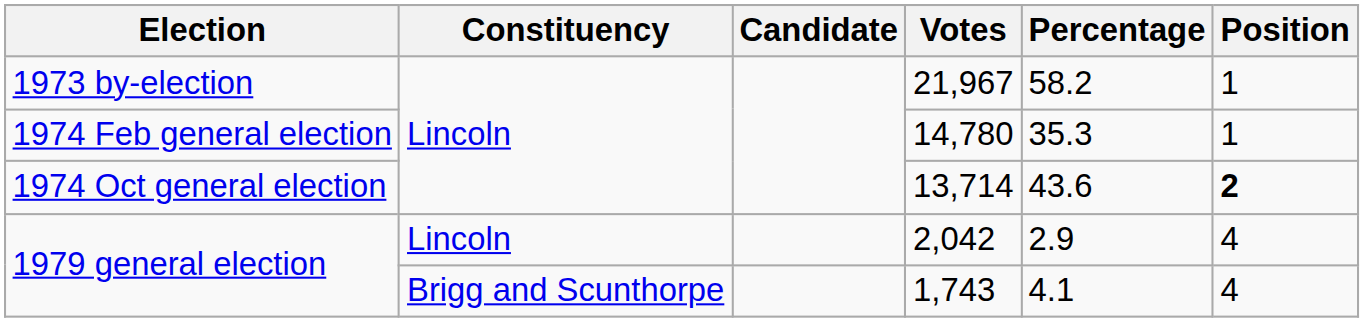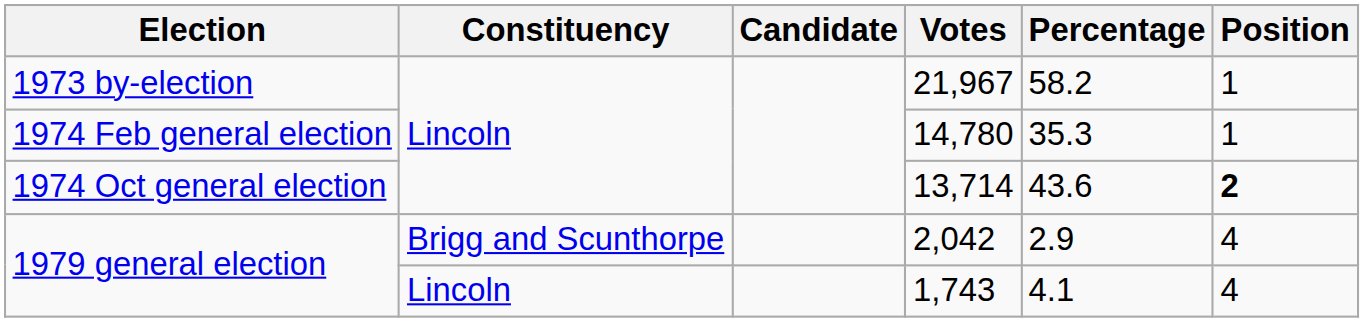(459, 238) Lincoln -> (566, 238) Brigg and Scunthorpe
(566, 290) Brigg and Scunthorpe -> (459, 290) Lincoln
